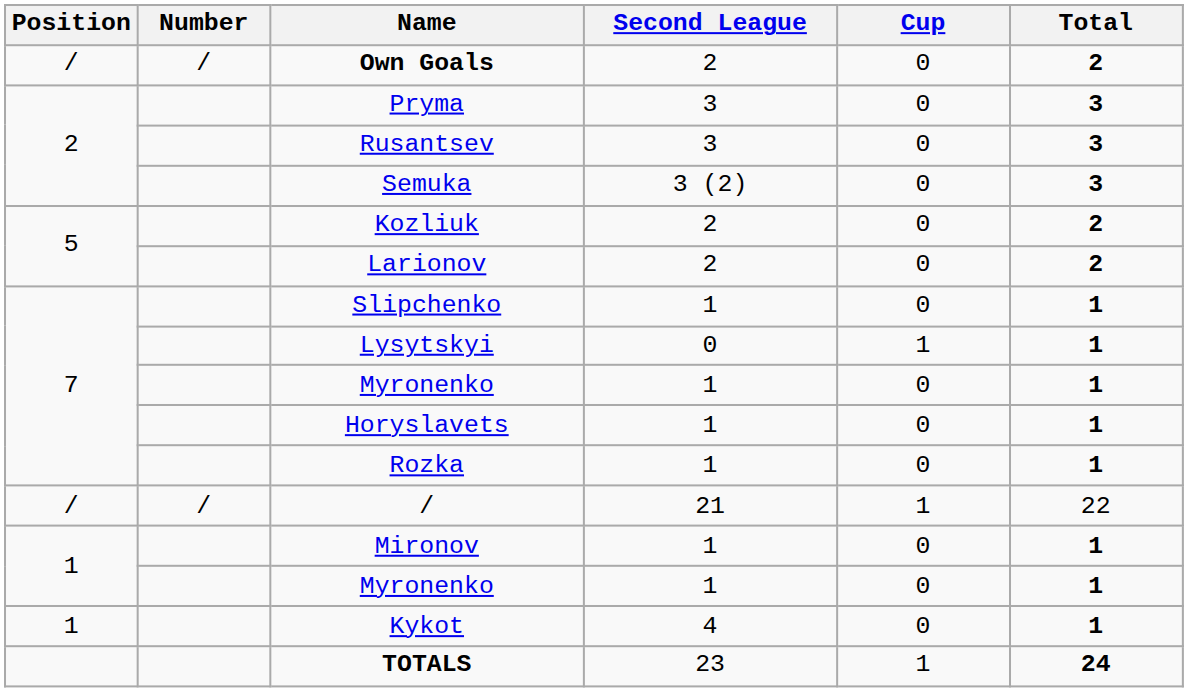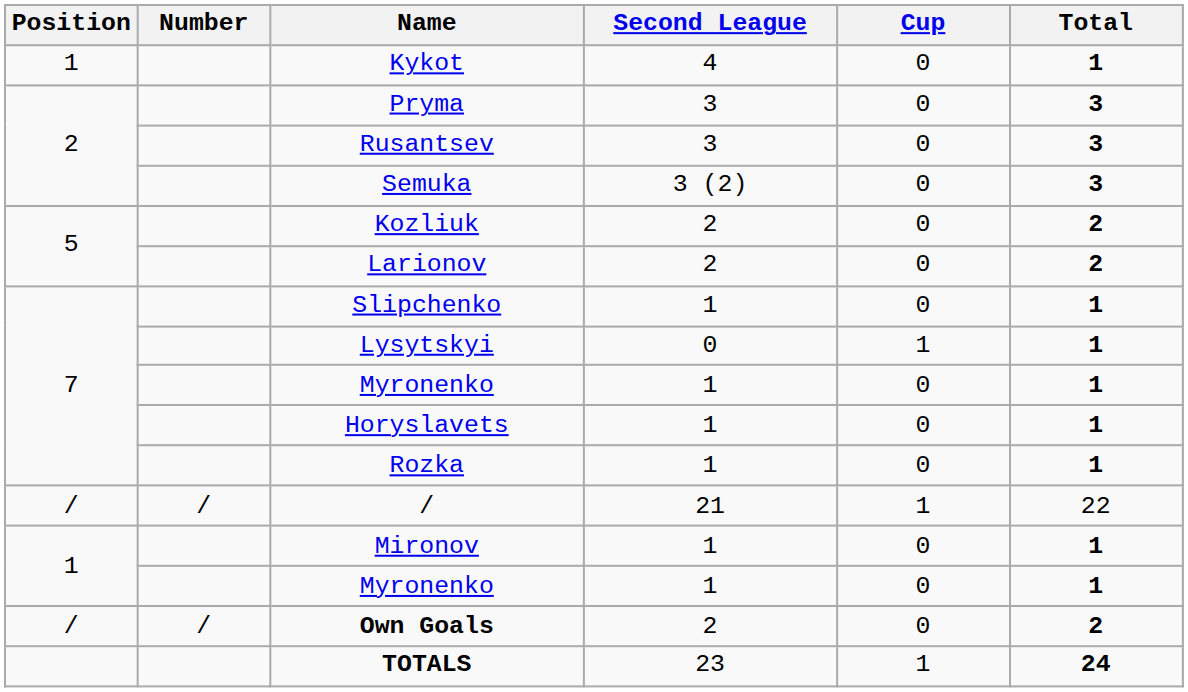rows swapped: (71, 627) <-> (71, 65)
